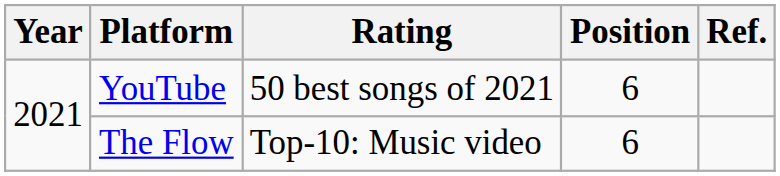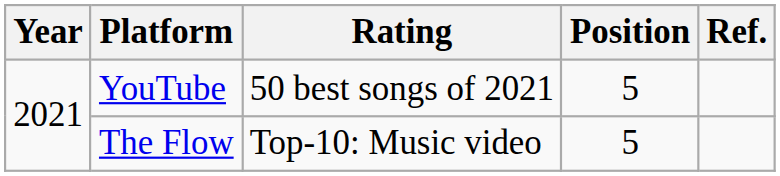(630, 87) 6 -> (630, 87) 5
(630, 142) 6 -> (630, 142) 5
